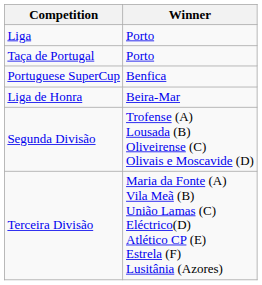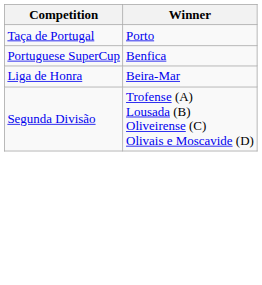- row: (19, 35)
- row: (50, 225)
